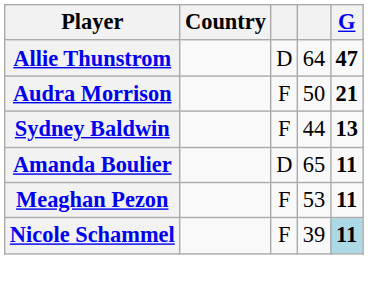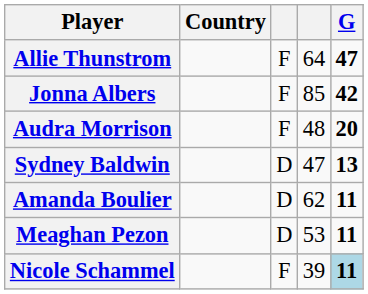(284, 57) D -> (284, 57) F
+ row: (92, 93)
(314, 93) 50 -> (314, 128) 48
(347, 93) 21 -> (347, 128) 20
(284, 128) F -> (284, 164) D
(314, 128) 44 -> (314, 164) 47
(314, 164) 65 -> (314, 199) 62
(284, 199) F -> (284, 235) D
